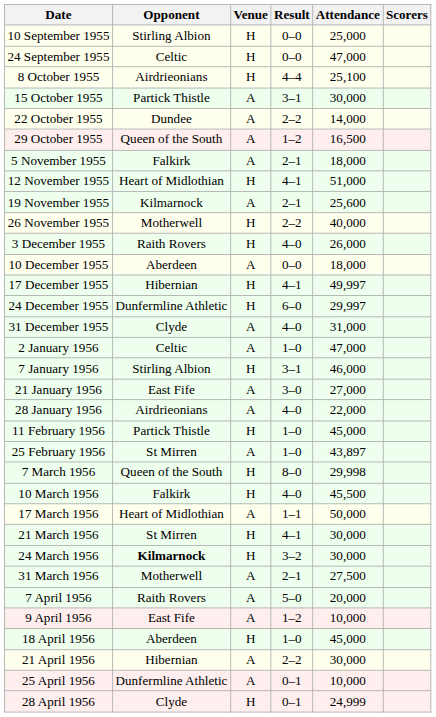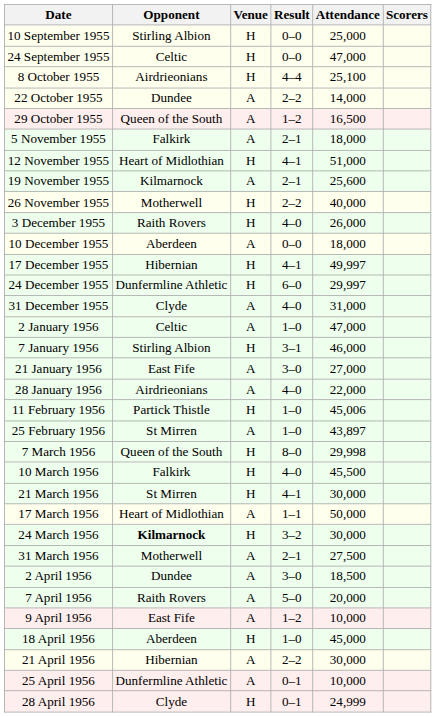- row: (58, 98)
(348, 431) 45,000 -> (348, 410) 45,006
rows swapped: (58, 514) <-> (58, 535)
+ row: (58, 576)
